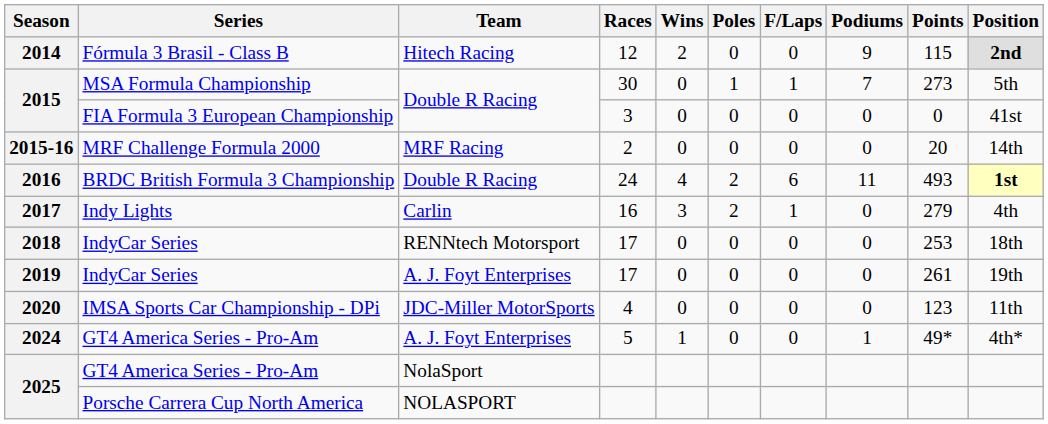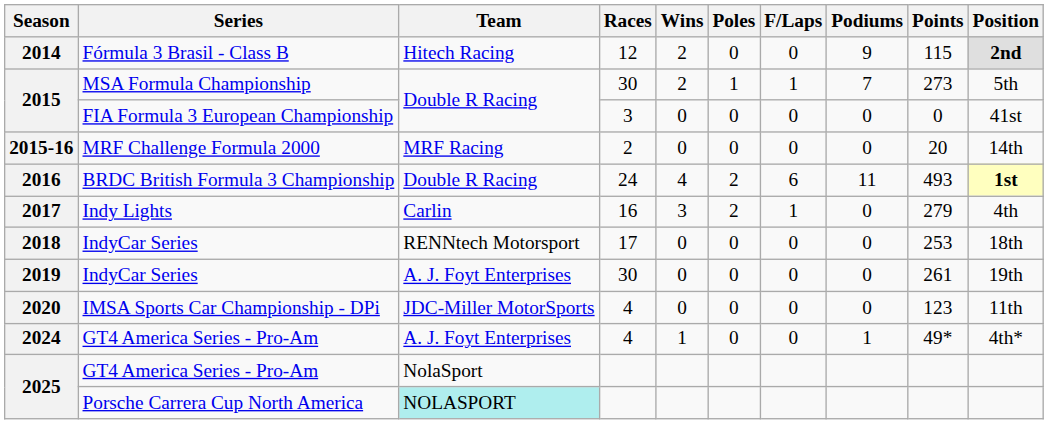(682, 84) 0 -> (682, 84) 2
(628, 275) 17 -> (628, 275) 30
(628, 339) 5 -> (628, 339) 4
(460, 402) no background -> (460, 402) paleturquoise background
